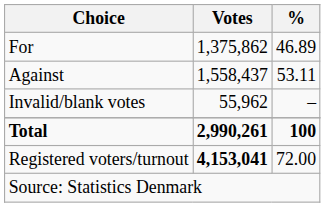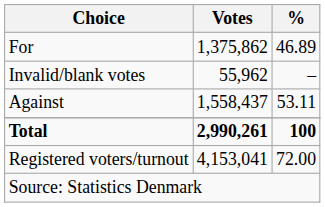rows swapped: (36, 74) <-> (77, 103)
(232, 159) bold -> (232, 159) normal
